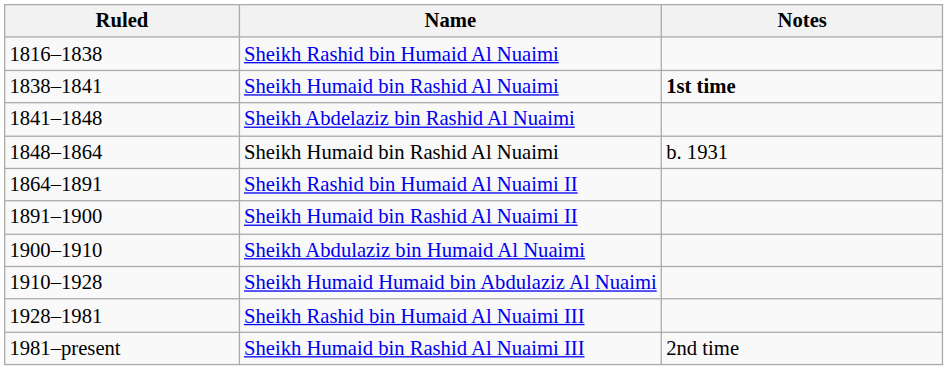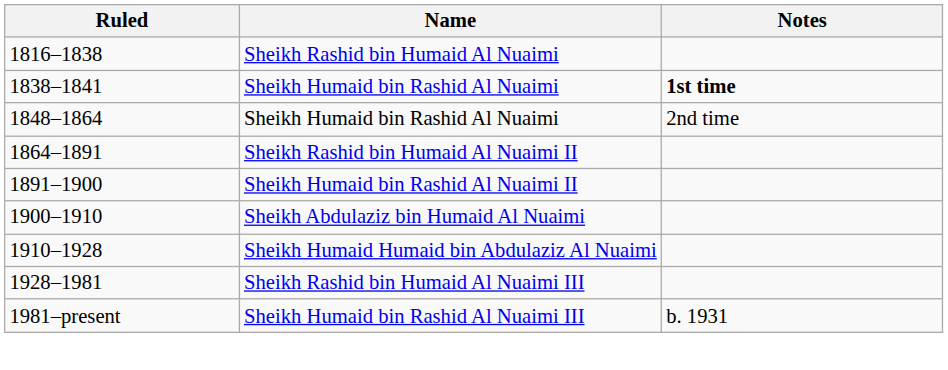- row: (56, 119)
(697, 151) b. 1931 -> (703, 119) 2nd time
(703, 348) 2nd time -> (697, 315) b. 1931
